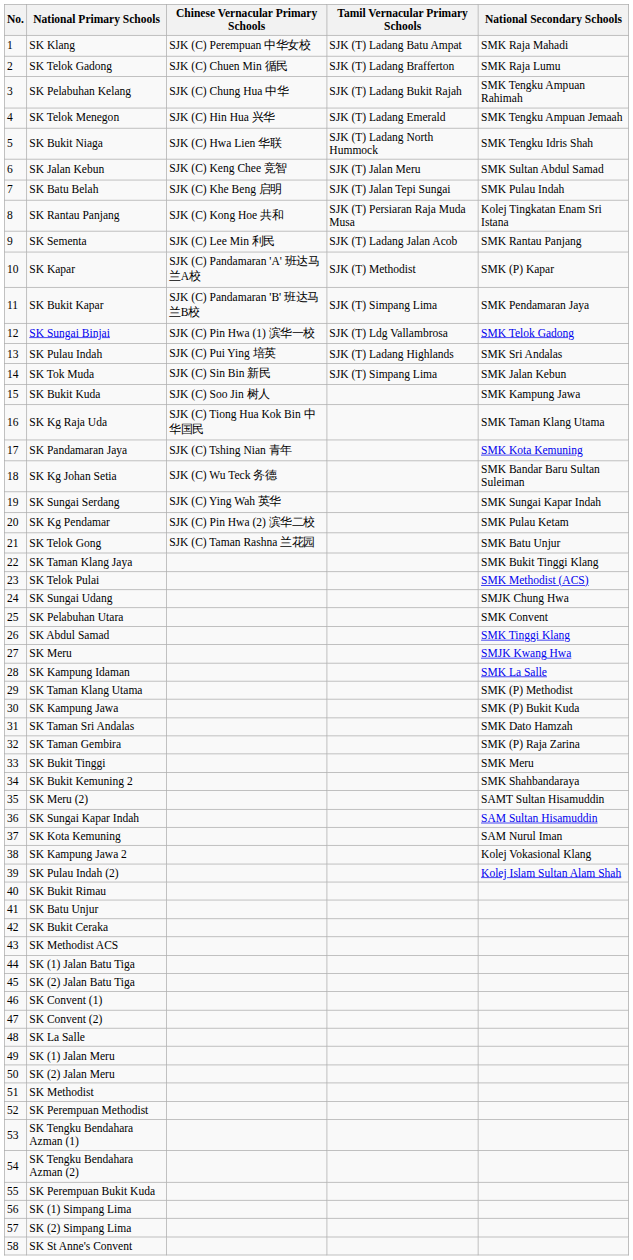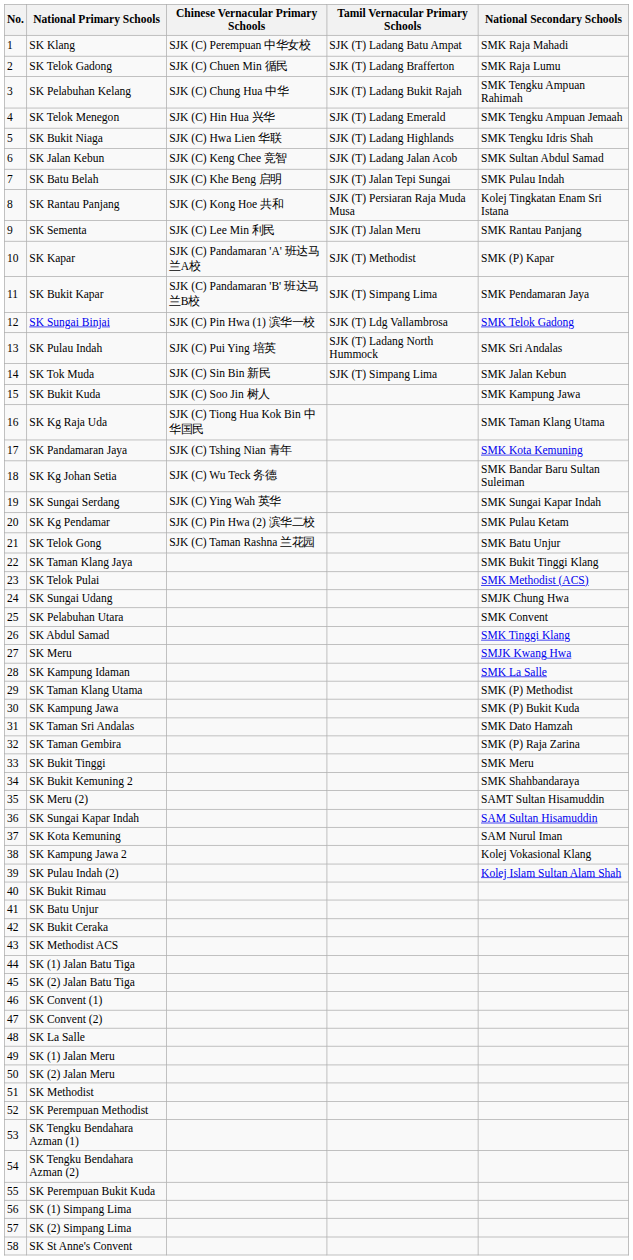(381, 143) SJK (T) Ladang North Hummock -> (392, 138) SJK (T) Ladang Highlands
(375, 169) SJK (T) Jalan Meru -> (393, 158) SJK (T) Ladang Jalan Acob
(393, 241) SJK (T) Ladang Jalan Acob -> (375, 230) SJK (T) Jalan Meru
(392, 353) SJK (T) Ladang Highlands -> (381, 348) SJK (T) Ladang North Hummock
